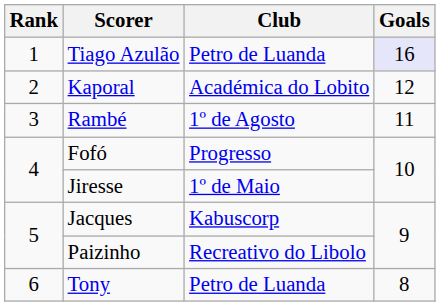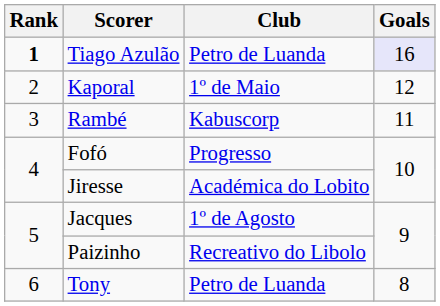(34, 53) normal -> (34, 53) bold
(279, 86) Académica do Lobito -> (234, 86) 1º de Maio
(242, 119) 1º de Agosto -> (234, 119) Kabuscorp
(234, 185) 1º de Maio -> (279, 185) Académica do Lobito
(234, 218) Kabuscorp -> (242, 218) 1º de Agosto
